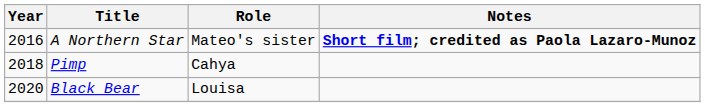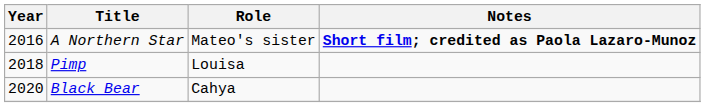(213, 65) Cahya -> (218, 65) Louisa
(218, 89) Louisa -> (213, 89) Cahya
